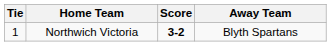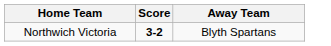- column: (15, 13)
